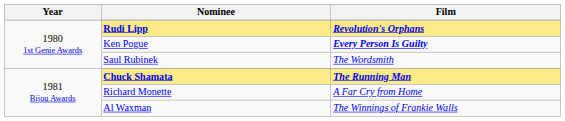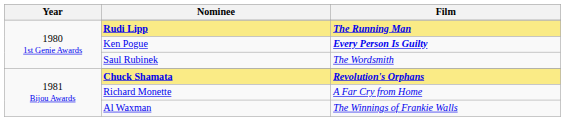(379, 28) Revolution's Orphans -> (372, 28) The Running Man
(372, 76) The Running Man -> (379, 76) Revolution's Orphans
